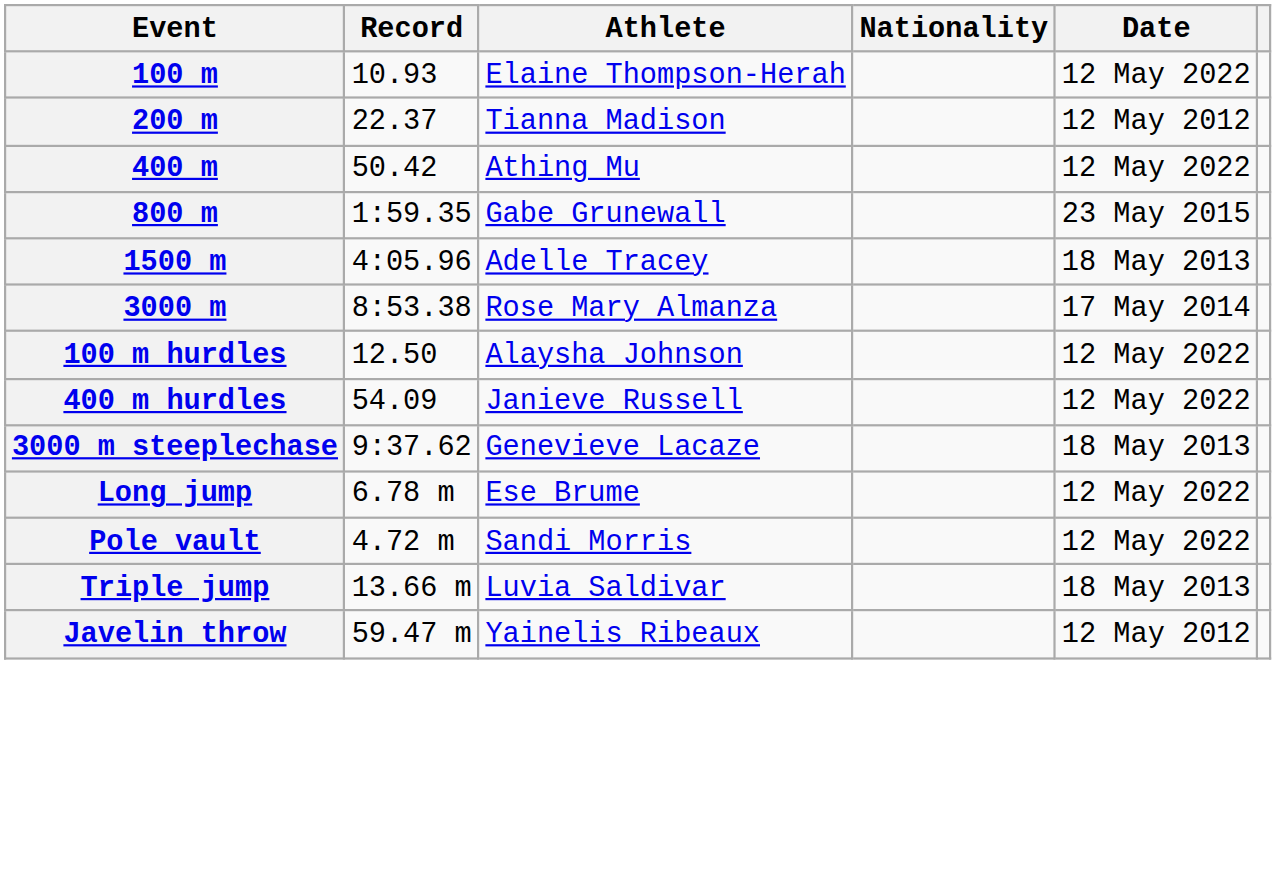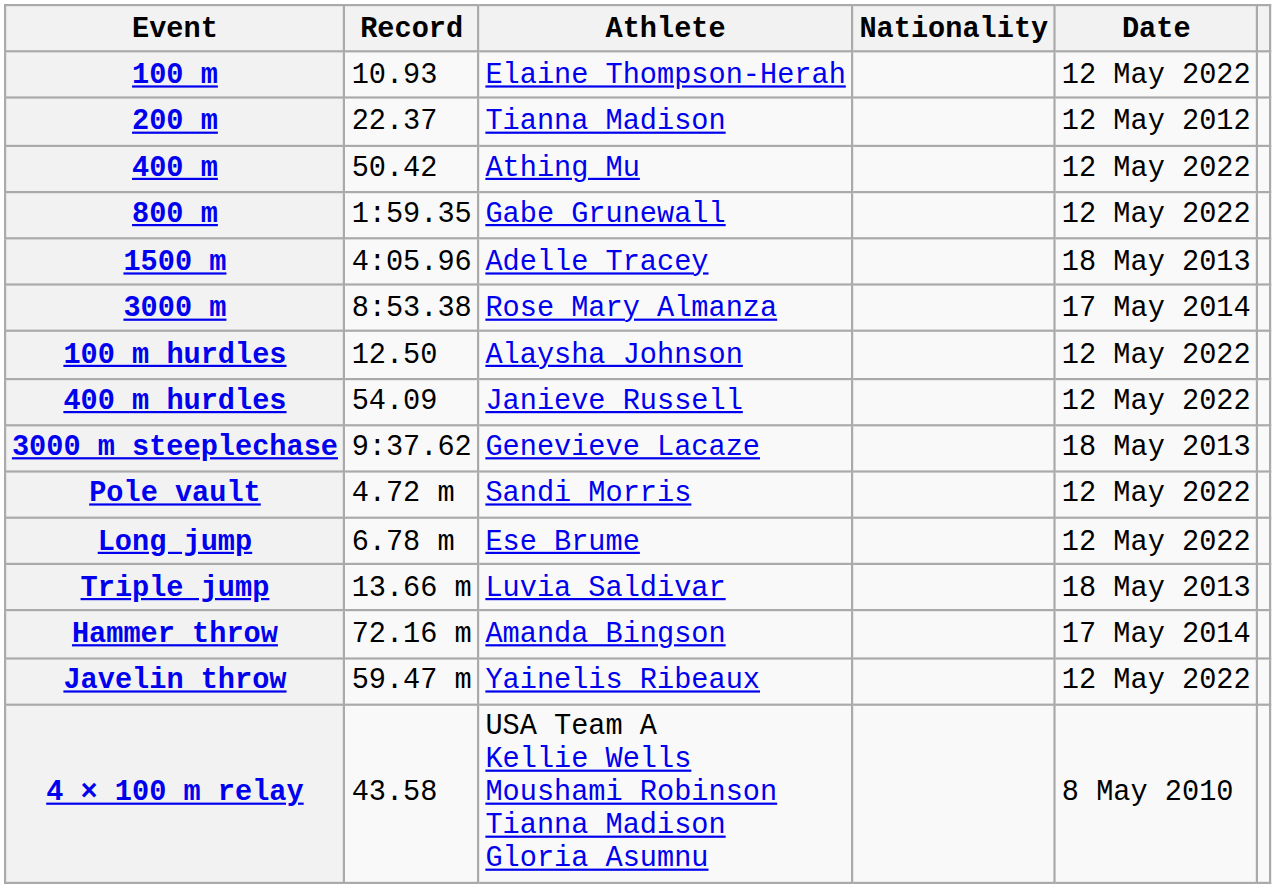(1156, 215) 23 May 2015 -> (1156, 215) 12 May 2022
rows swapped: (175, 541) <-> (175, 495)
+ row: (175, 634)
(1156, 634) 12 May 2012 -> (1156, 681) 12 May 2022
+ row: (175, 794)
